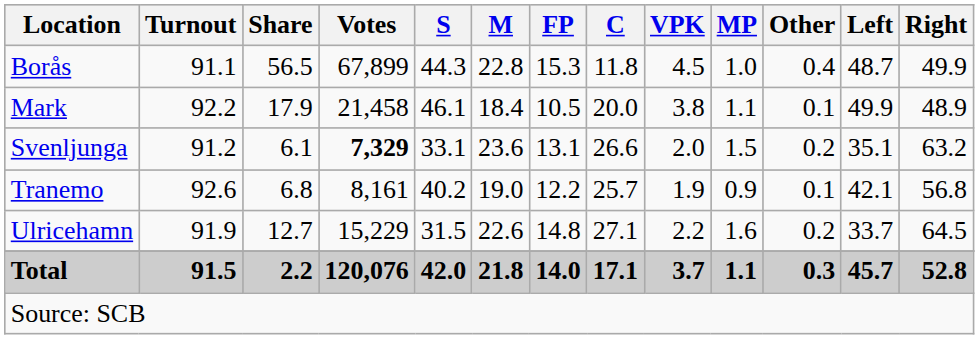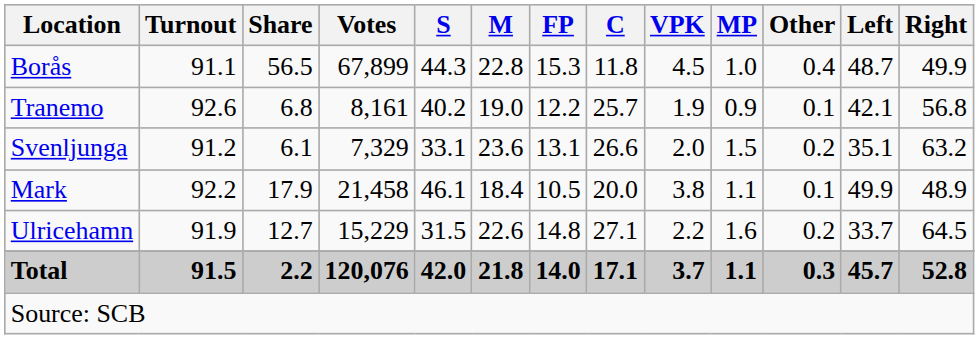rows swapped: (39, 107) <-> (57, 189)
(380, 148) bold -> (380, 148) normal
